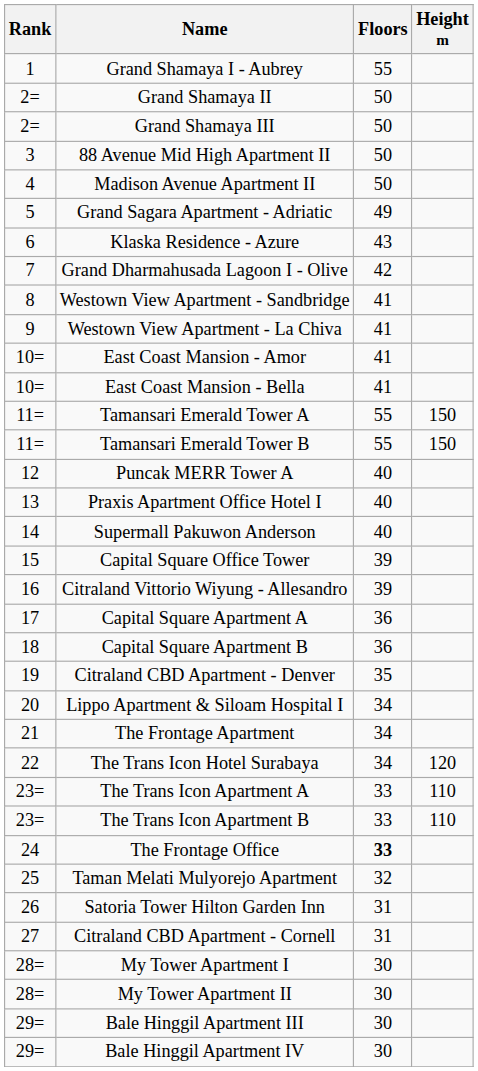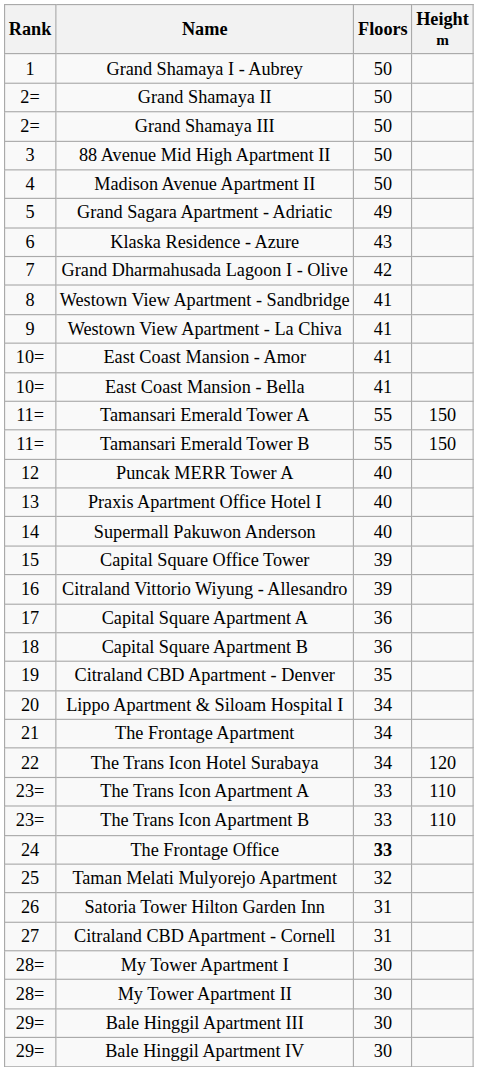(383, 68) 55 -> (383, 68) 50
